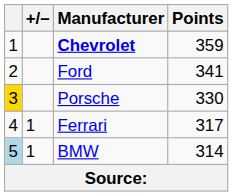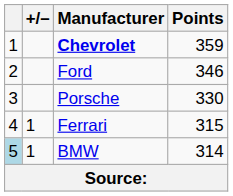(210, 72) 341 -> (210, 72) 346
(13, 98) gold background -> (13, 98) no background
(210, 125) 317 -> (210, 125) 315
